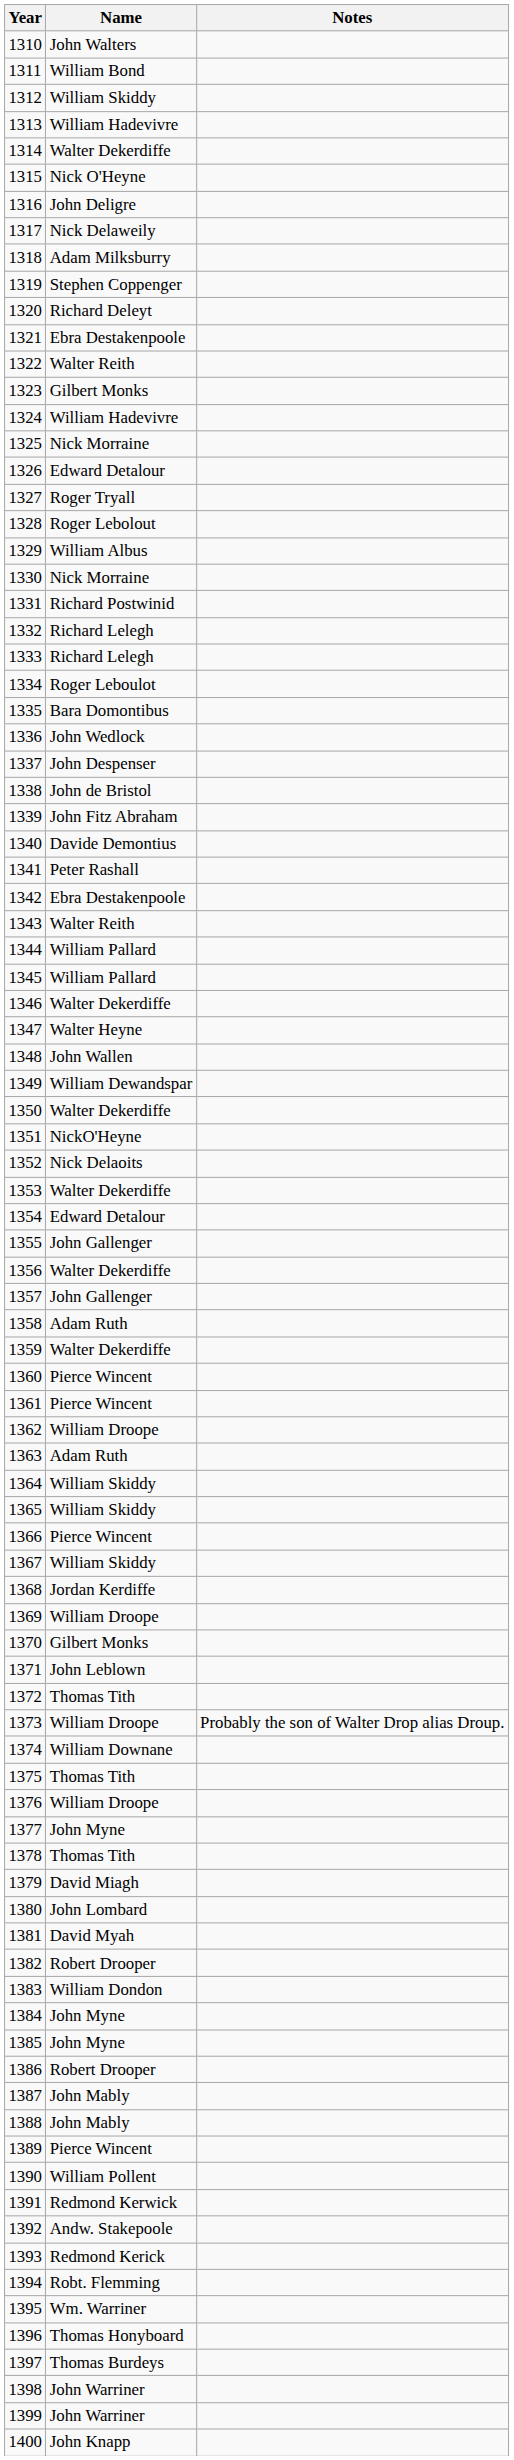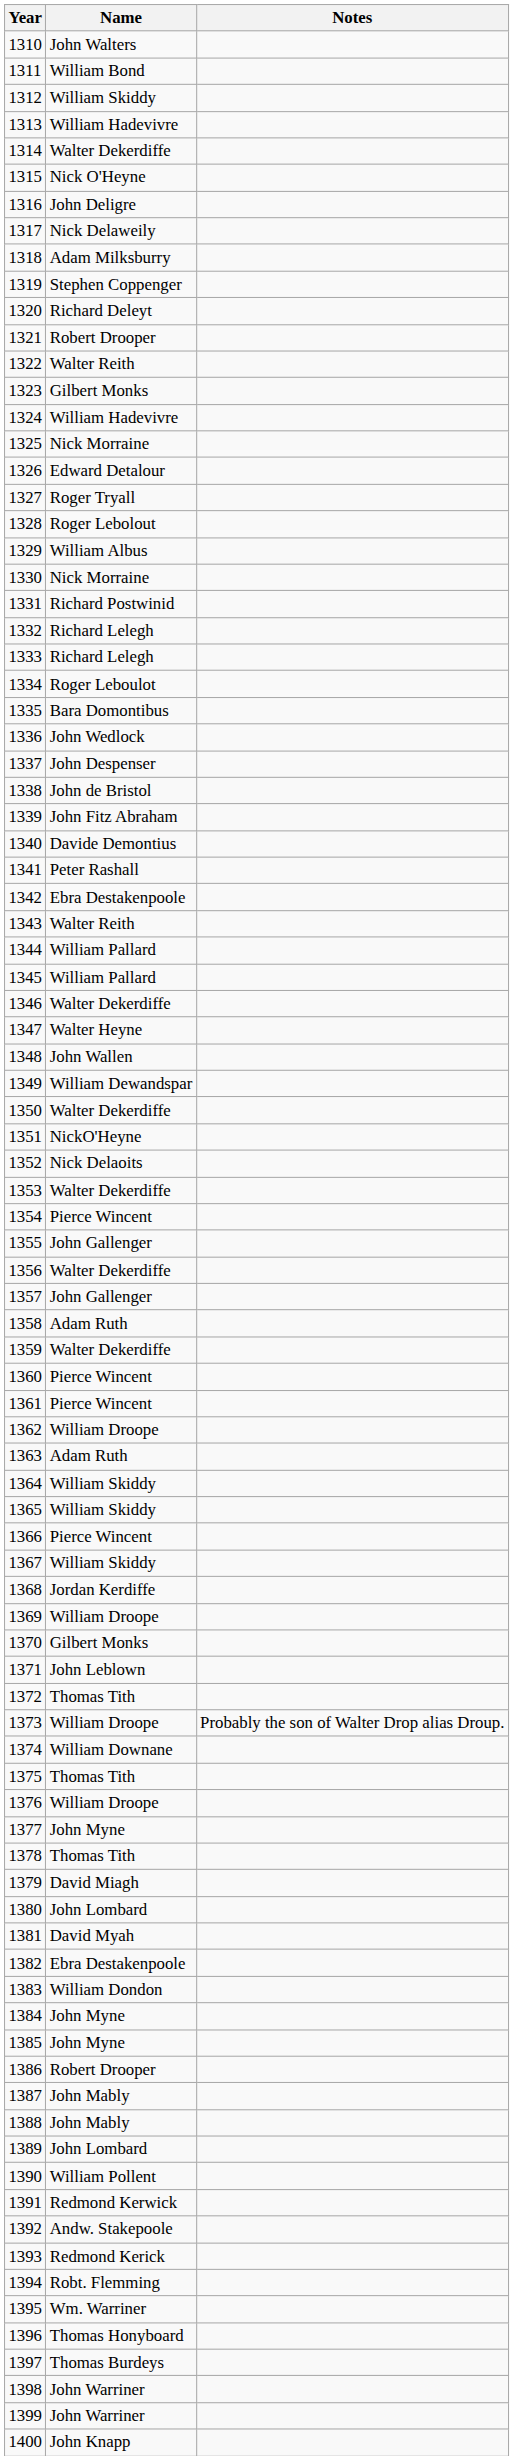(118, 337) Ebra Destakenpoole -> (103, 337) Robert Drooper
(107, 1216) Edward Detalour -> (101, 1216) Pierce Wincent
(103, 1962) Robert Drooper -> (118, 1962) Ebra Destakenpoole
(101, 2149) Pierce Wincent -> (98, 2149) John Lombard
